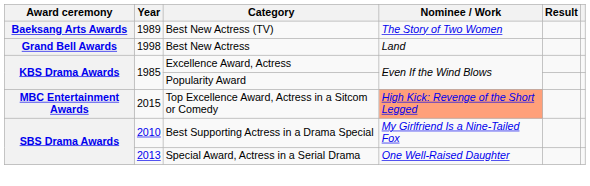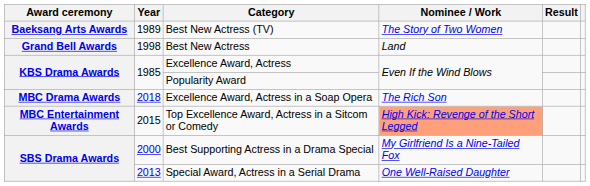+ row: (269, 98)
(149, 133) 2010 -> (149, 150) 2000
